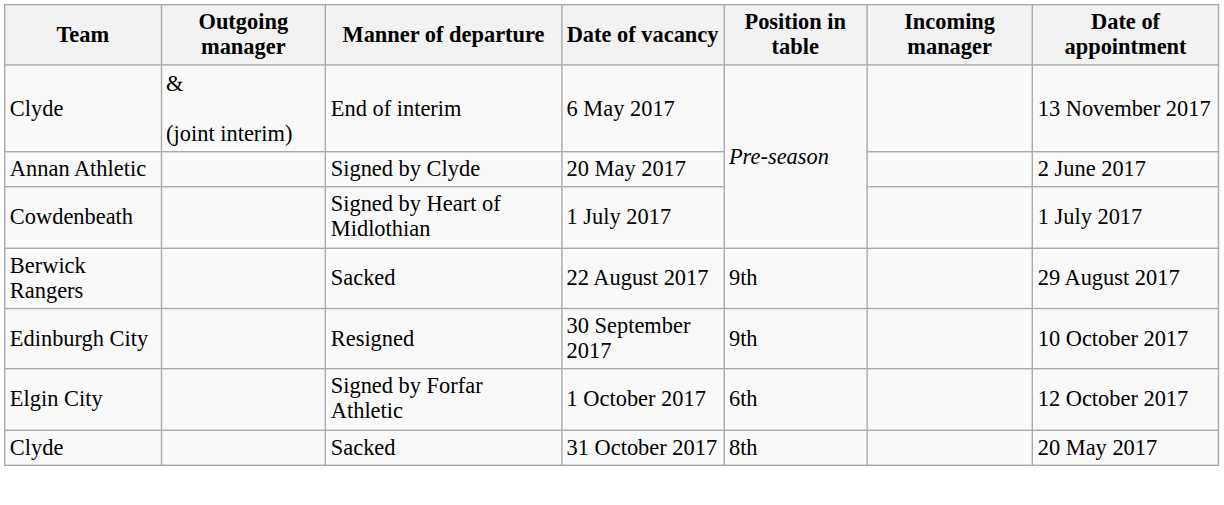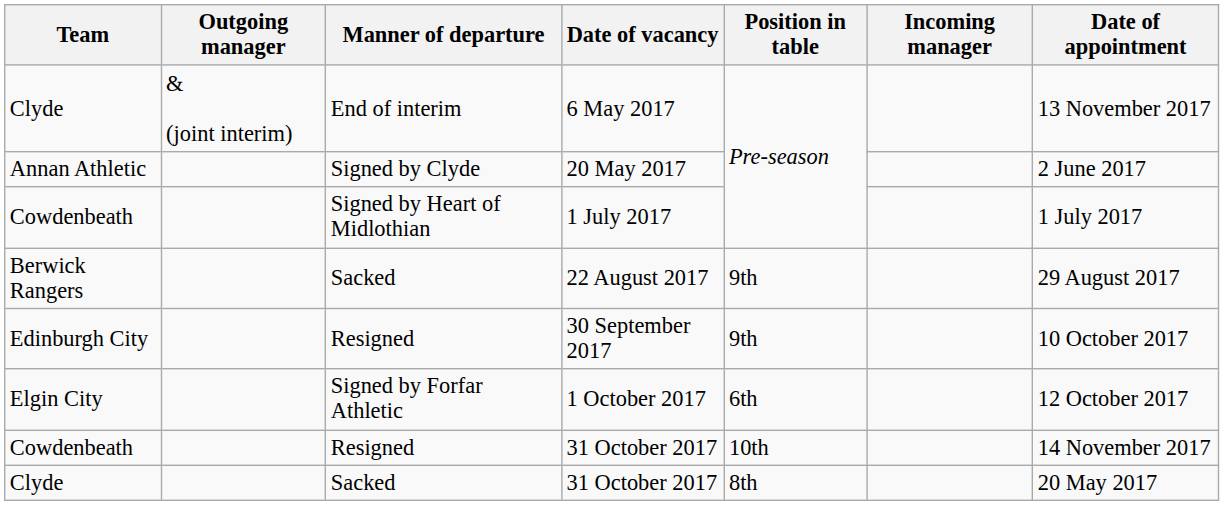+ row: (71, 447)
